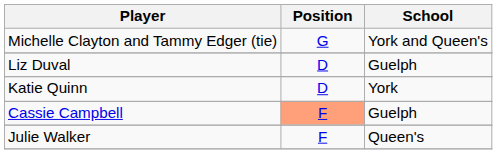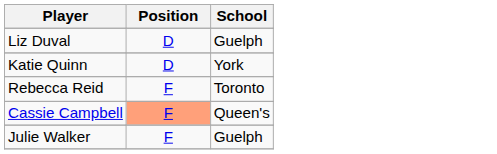- row: (143, 40)
+ row: (56, 88)
(393, 112) Guelph -> (242, 112) Queen's
(396, 137) Queen's -> (238, 137) Guelph
